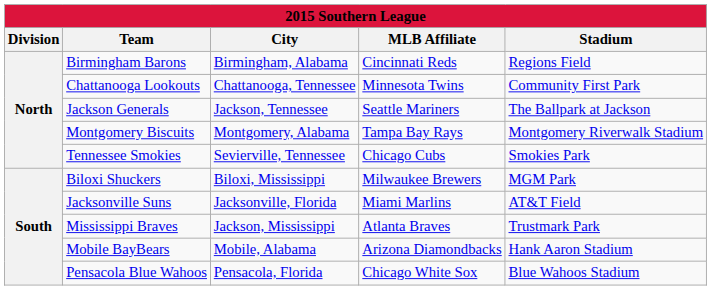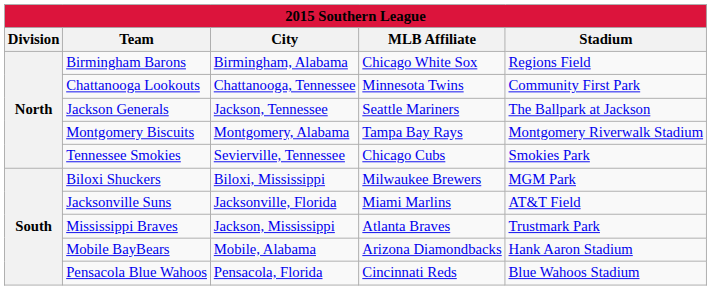(410, 62) Cincinnati Reds -> (420, 62) Chicago White Sox
(420, 272) Chicago White Sox -> (410, 272) Cincinnati Reds
